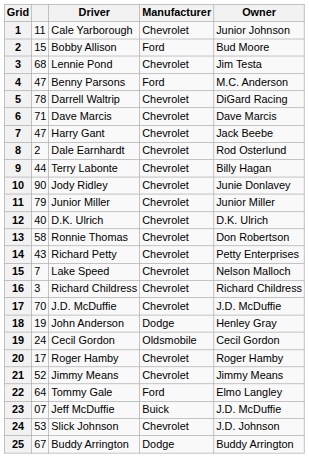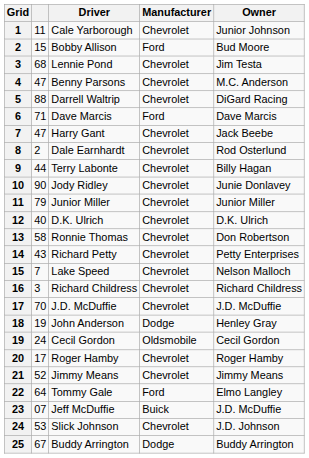(153, 82) Ford -> (166, 82) Chevrolet
(40, 99) 78 -> (40, 99) 88
(166, 116) Chevrolet -> (153, 116) Ford
